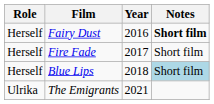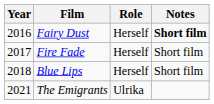columns swapped: (137, 14) <-> (25, 14)
(179, 71) lightblue background -> (179, 71) no background
